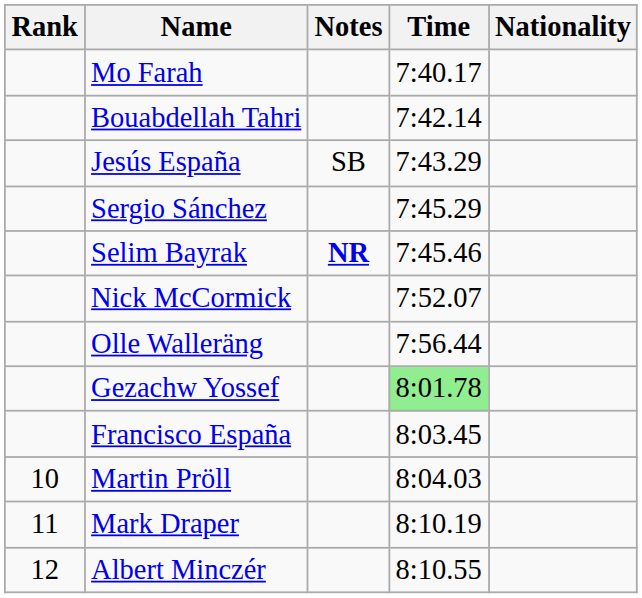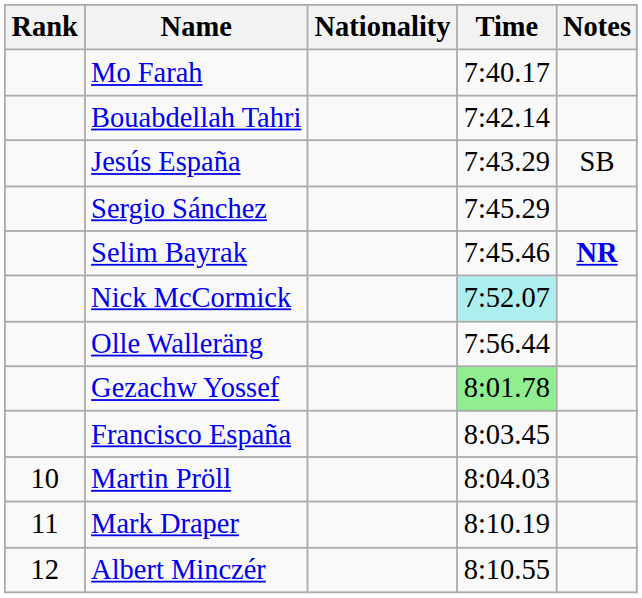columns swapped: (563, 27) <-> (348, 27)
(439, 298) no background -> (507, 298) paleturquoise background
